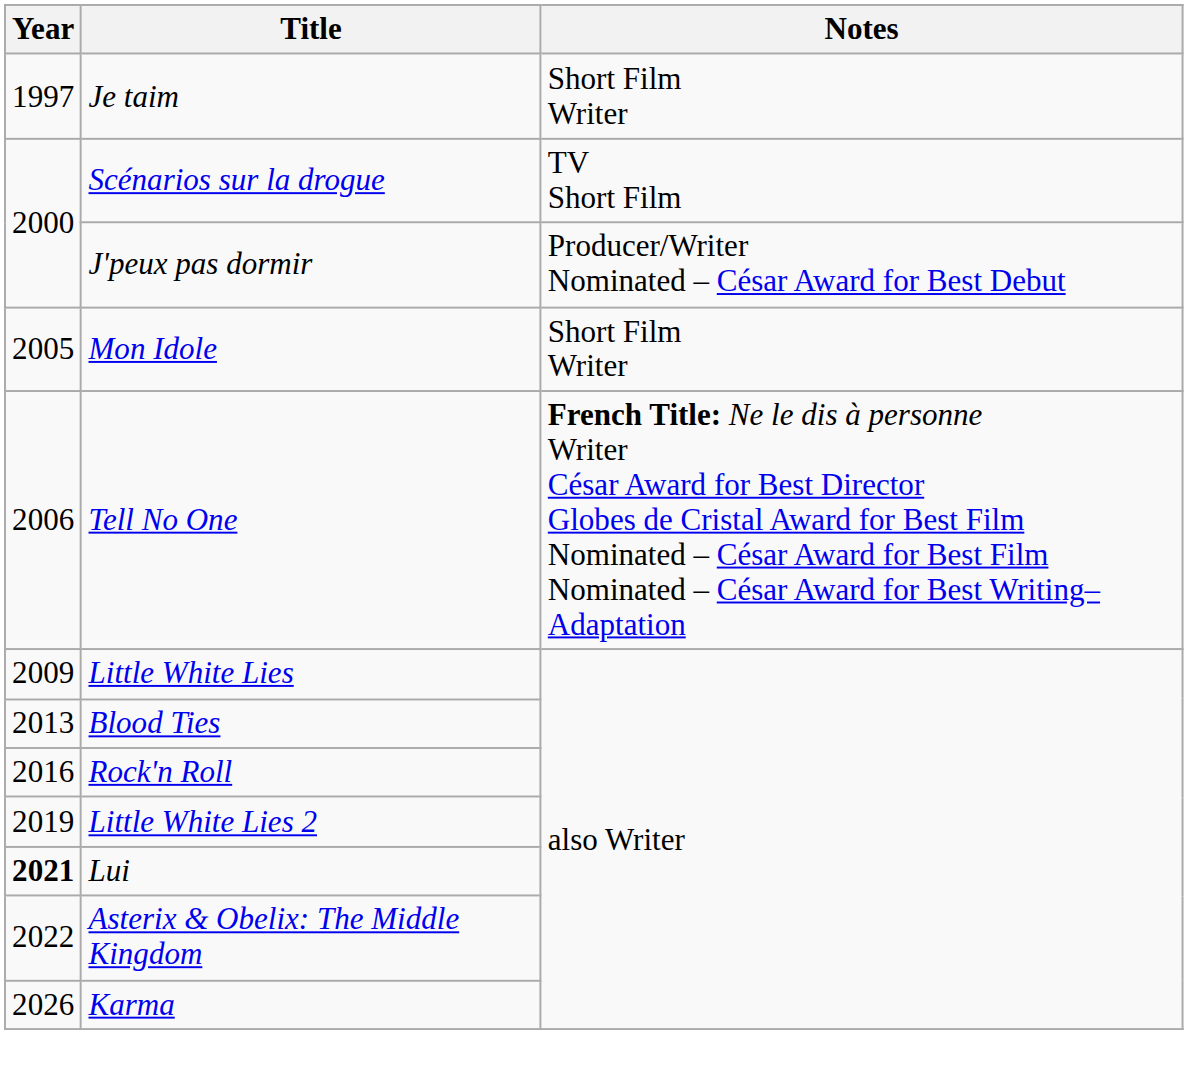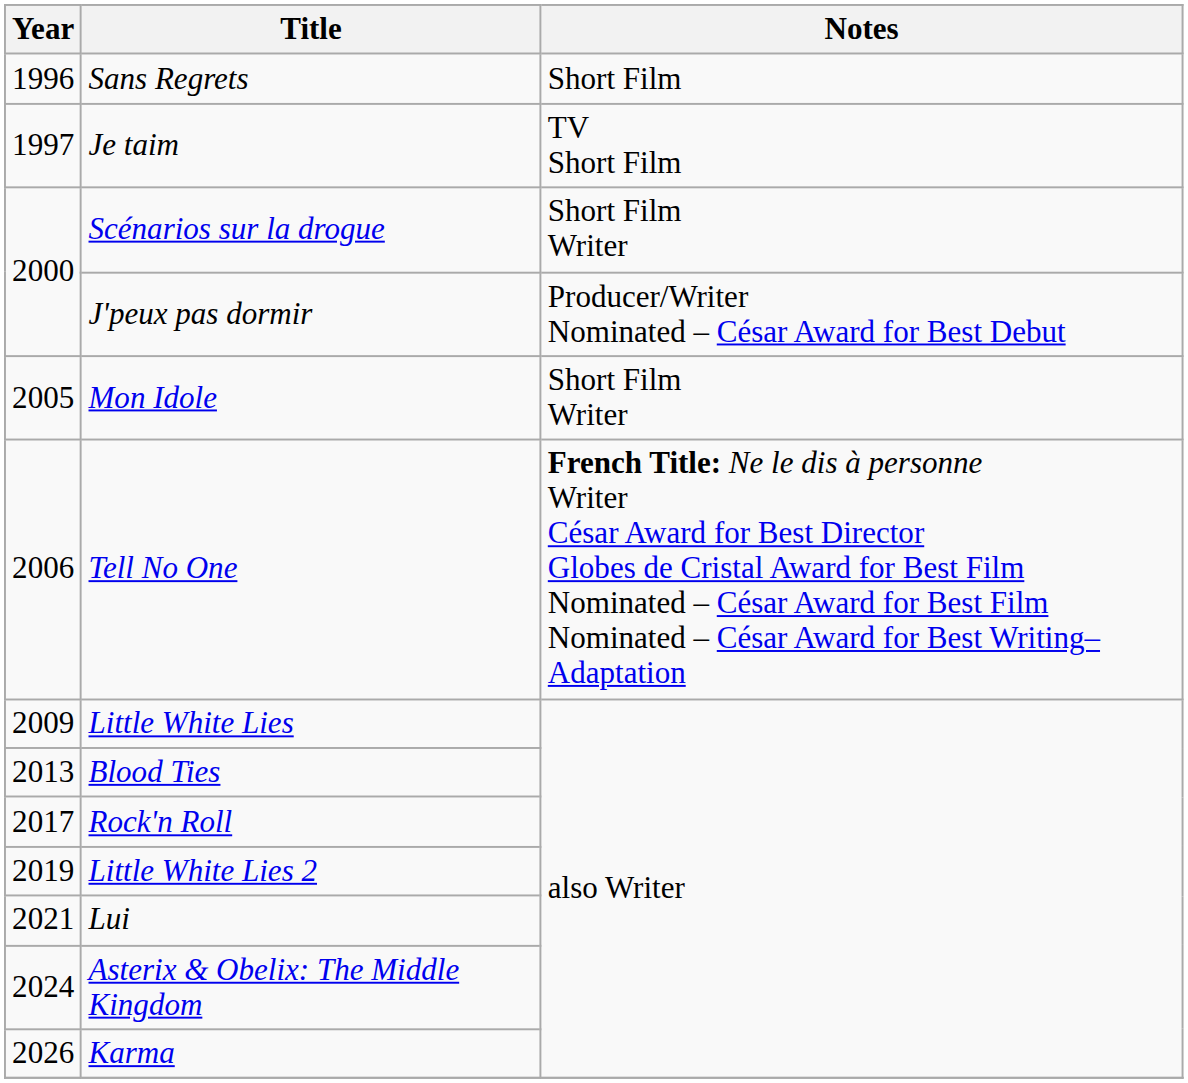+ row: (169, 78)
(615, 95) Short Film Writer -> (615, 145) TV Short Film
(615, 179) TV Short Film -> (615, 229) Short Film Writer
(43, 772) 2016 -> (43, 821) 2017
(43, 870) bold -> (43, 919) normal
(43, 937) 2022 -> (43, 986) 2024
